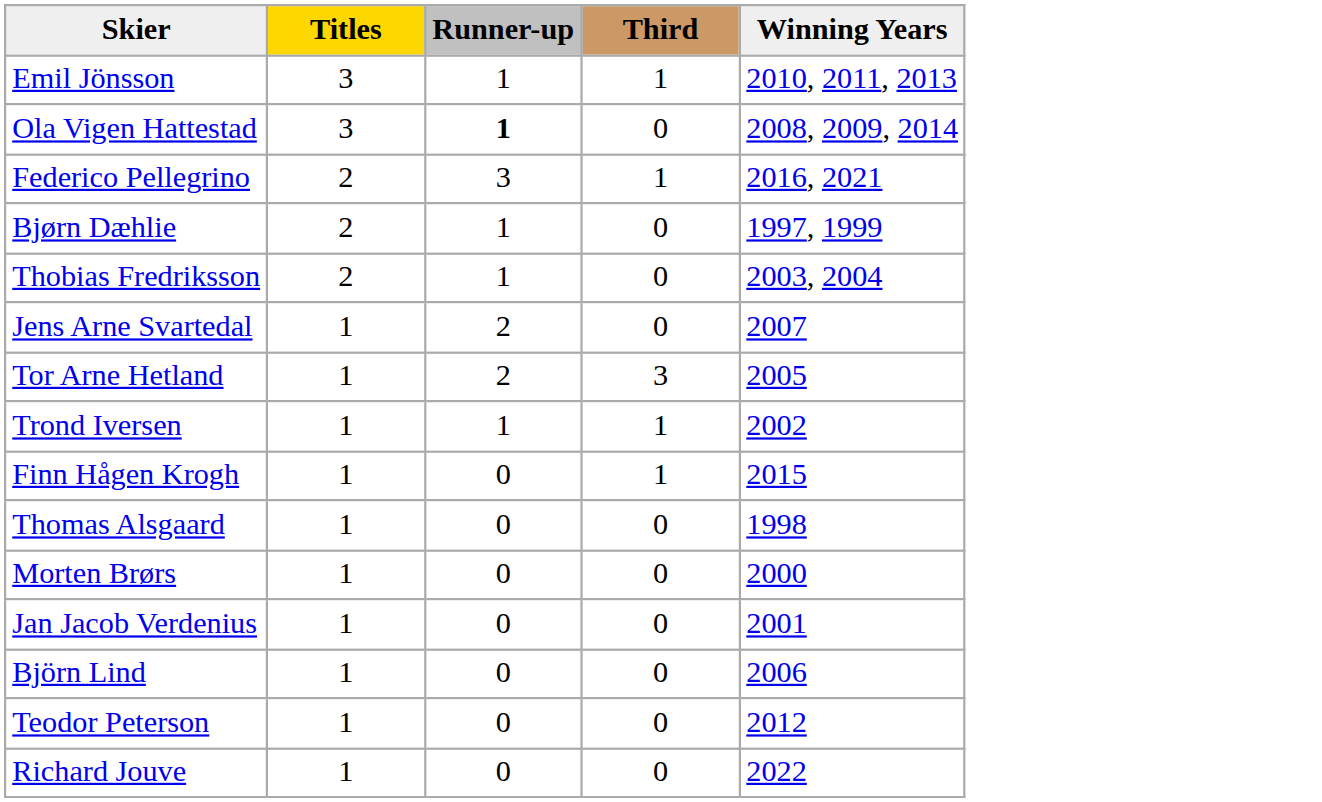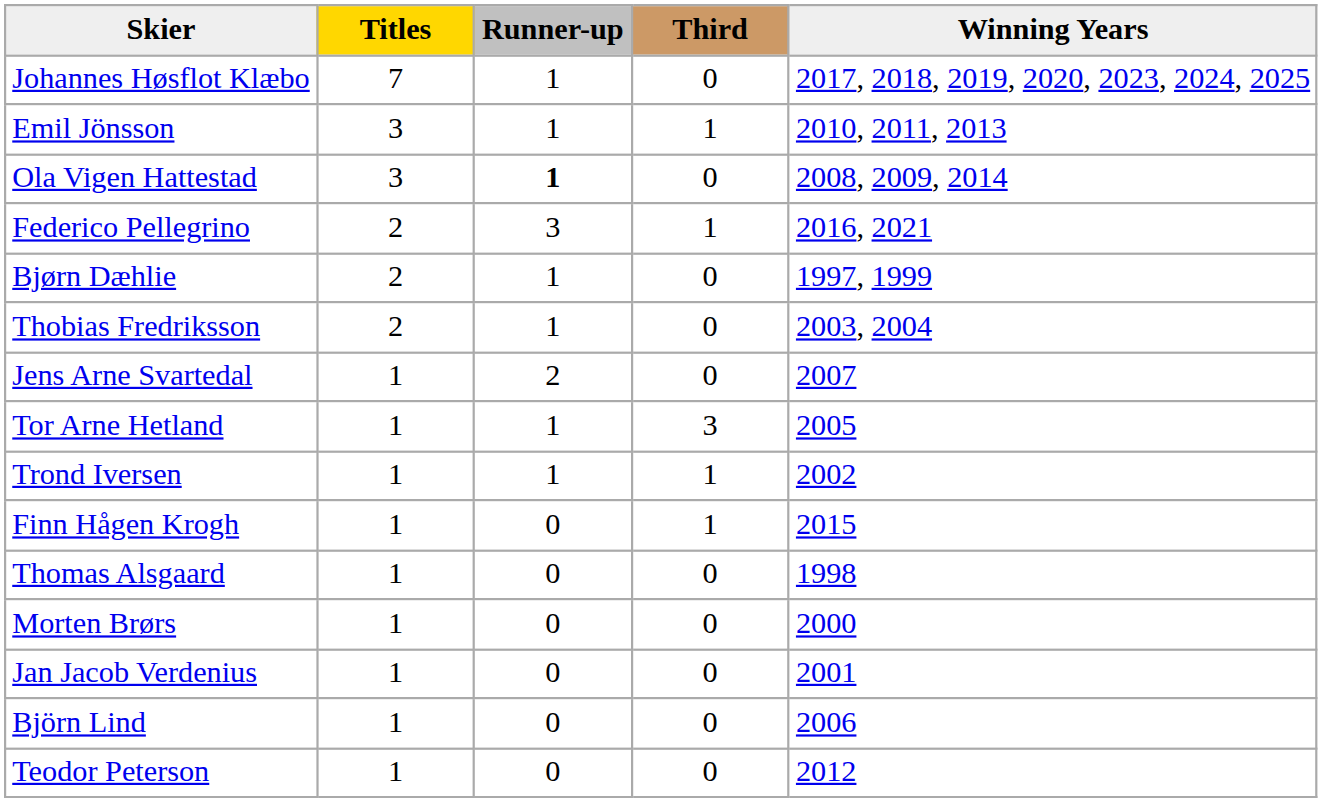+ row: (161, 78)
(503, 375) 2 -> (553, 424) 1
- row: (99, 771)
